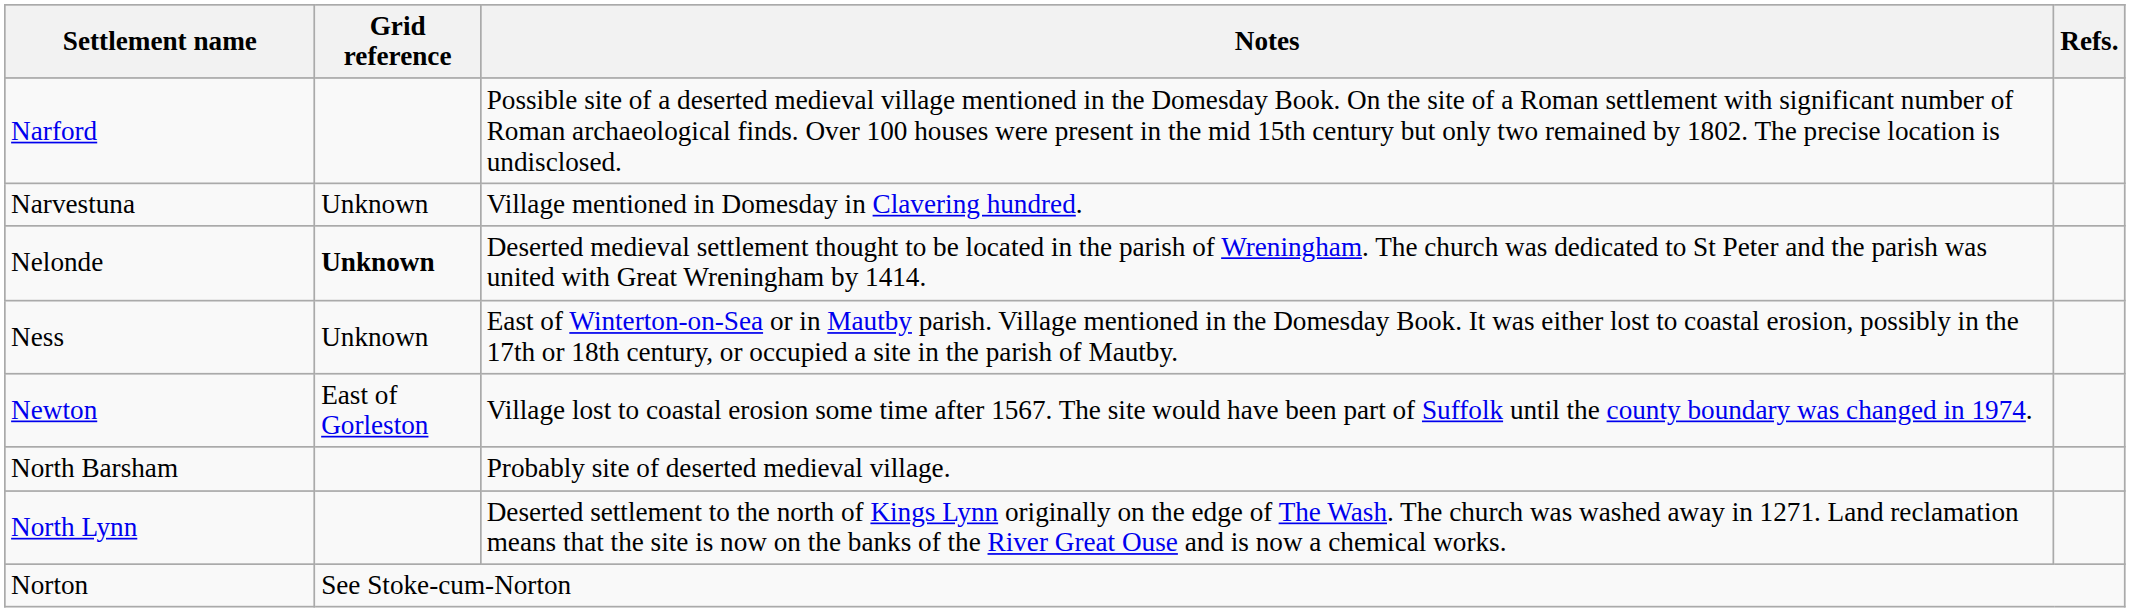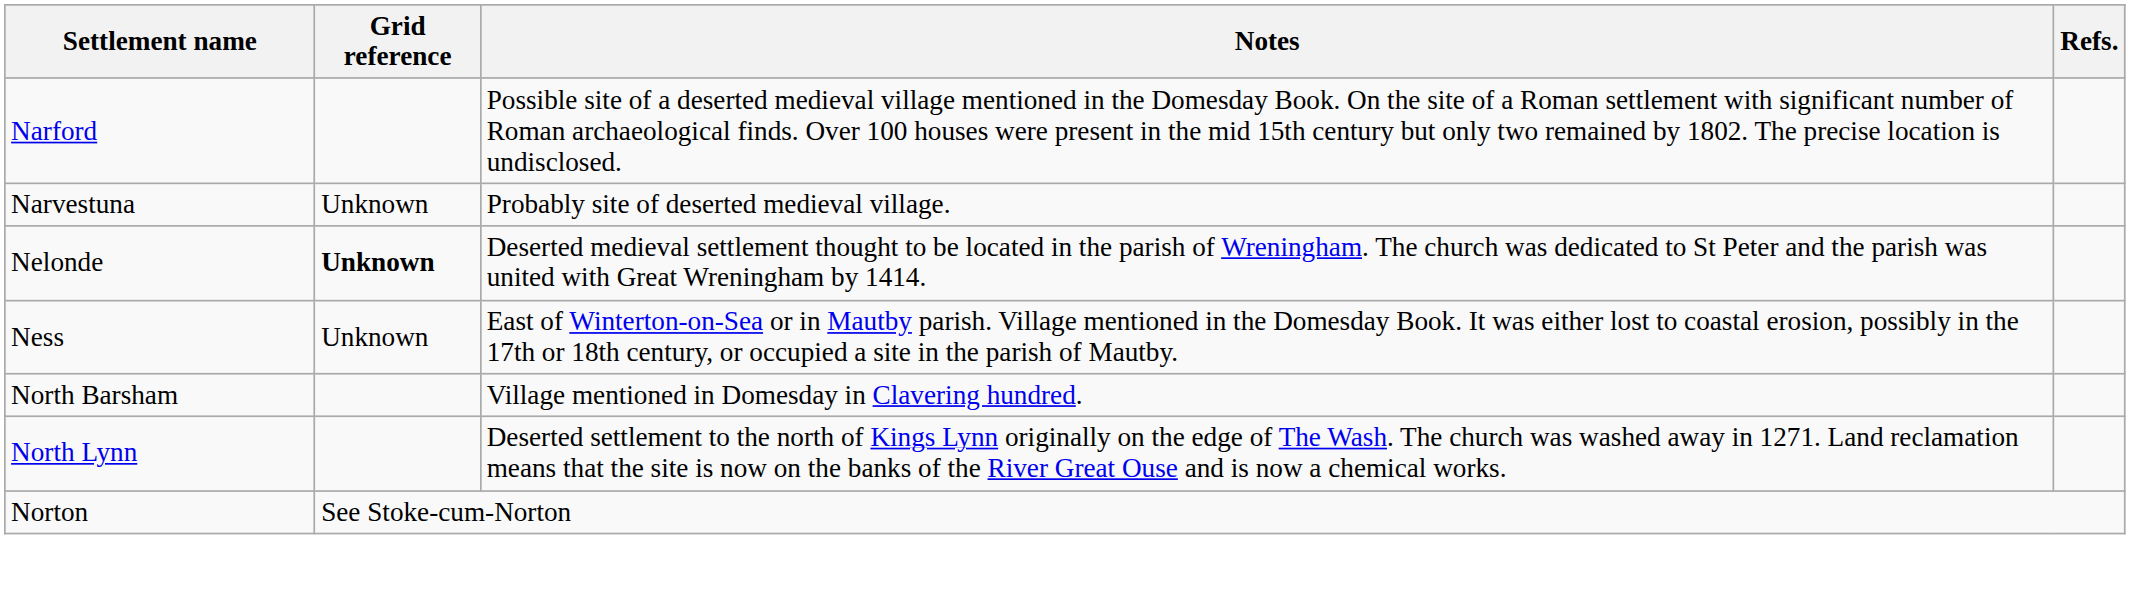(785, 204) Village mentioned in Domesday in Clavering hundred. -> (719, 204) Probably site of deserted medieval village.
- row: (54, 410)
(719, 468) Probably site of deserted medieval village. -> (785, 394) Village mentioned in Domesday in Clavering hundred.
